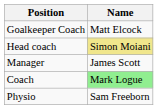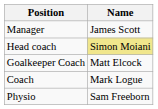rows swapped: (26, 63) <-> (46, 29)
(116, 79) lightgreen background -> (116, 79) no background
